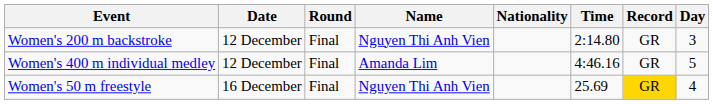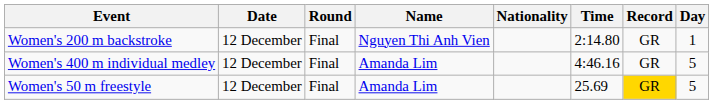(692, 39) 3 -> (692, 39) 1
(262, 87) 16 December -> (262, 87) 12 December
(424, 87) Nguyen Thi Anh Vien -> (398, 87) Amanda Lim
(692, 87) 4 -> (692, 87) 5
